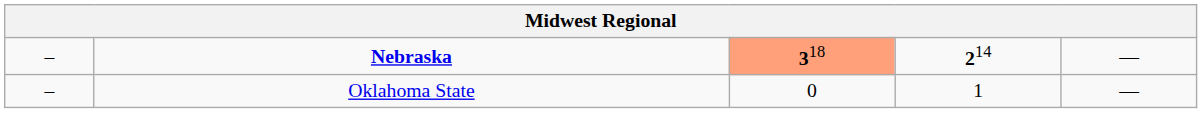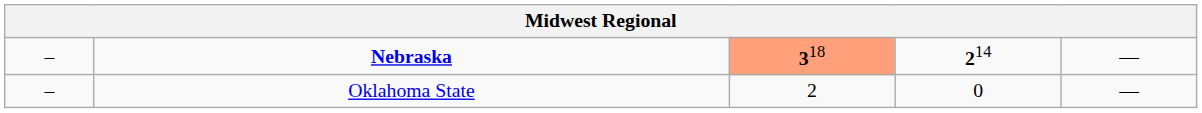(812, 91) 0 -> (812, 91) 2
(978, 91) 1 -> (978, 91) 0
